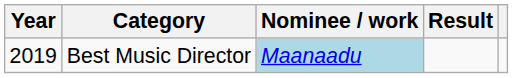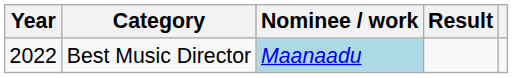(33, 55) 2019 -> (33, 55) 2022
